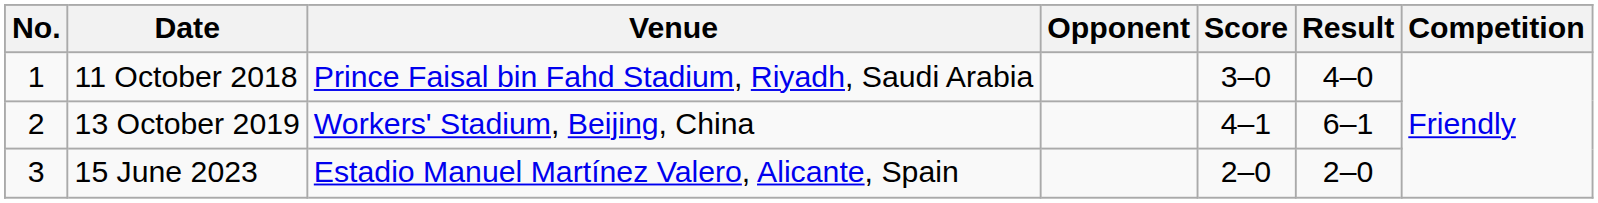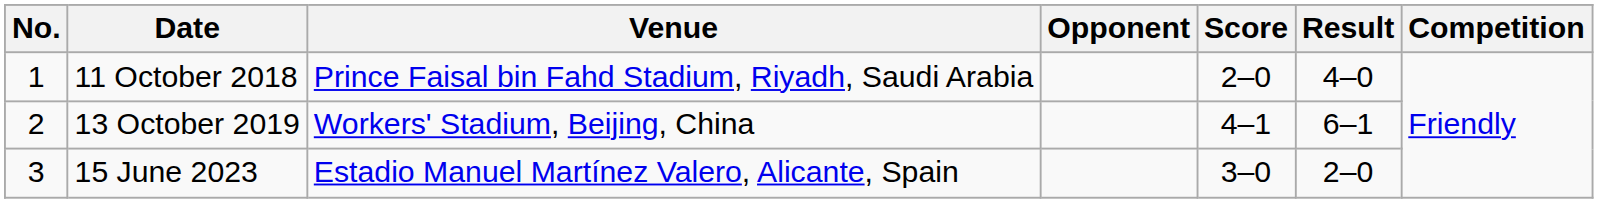(1246, 76) 3–0 -> (1246, 76) 2–0
(1246, 172) 2–0 -> (1246, 172) 3–0
